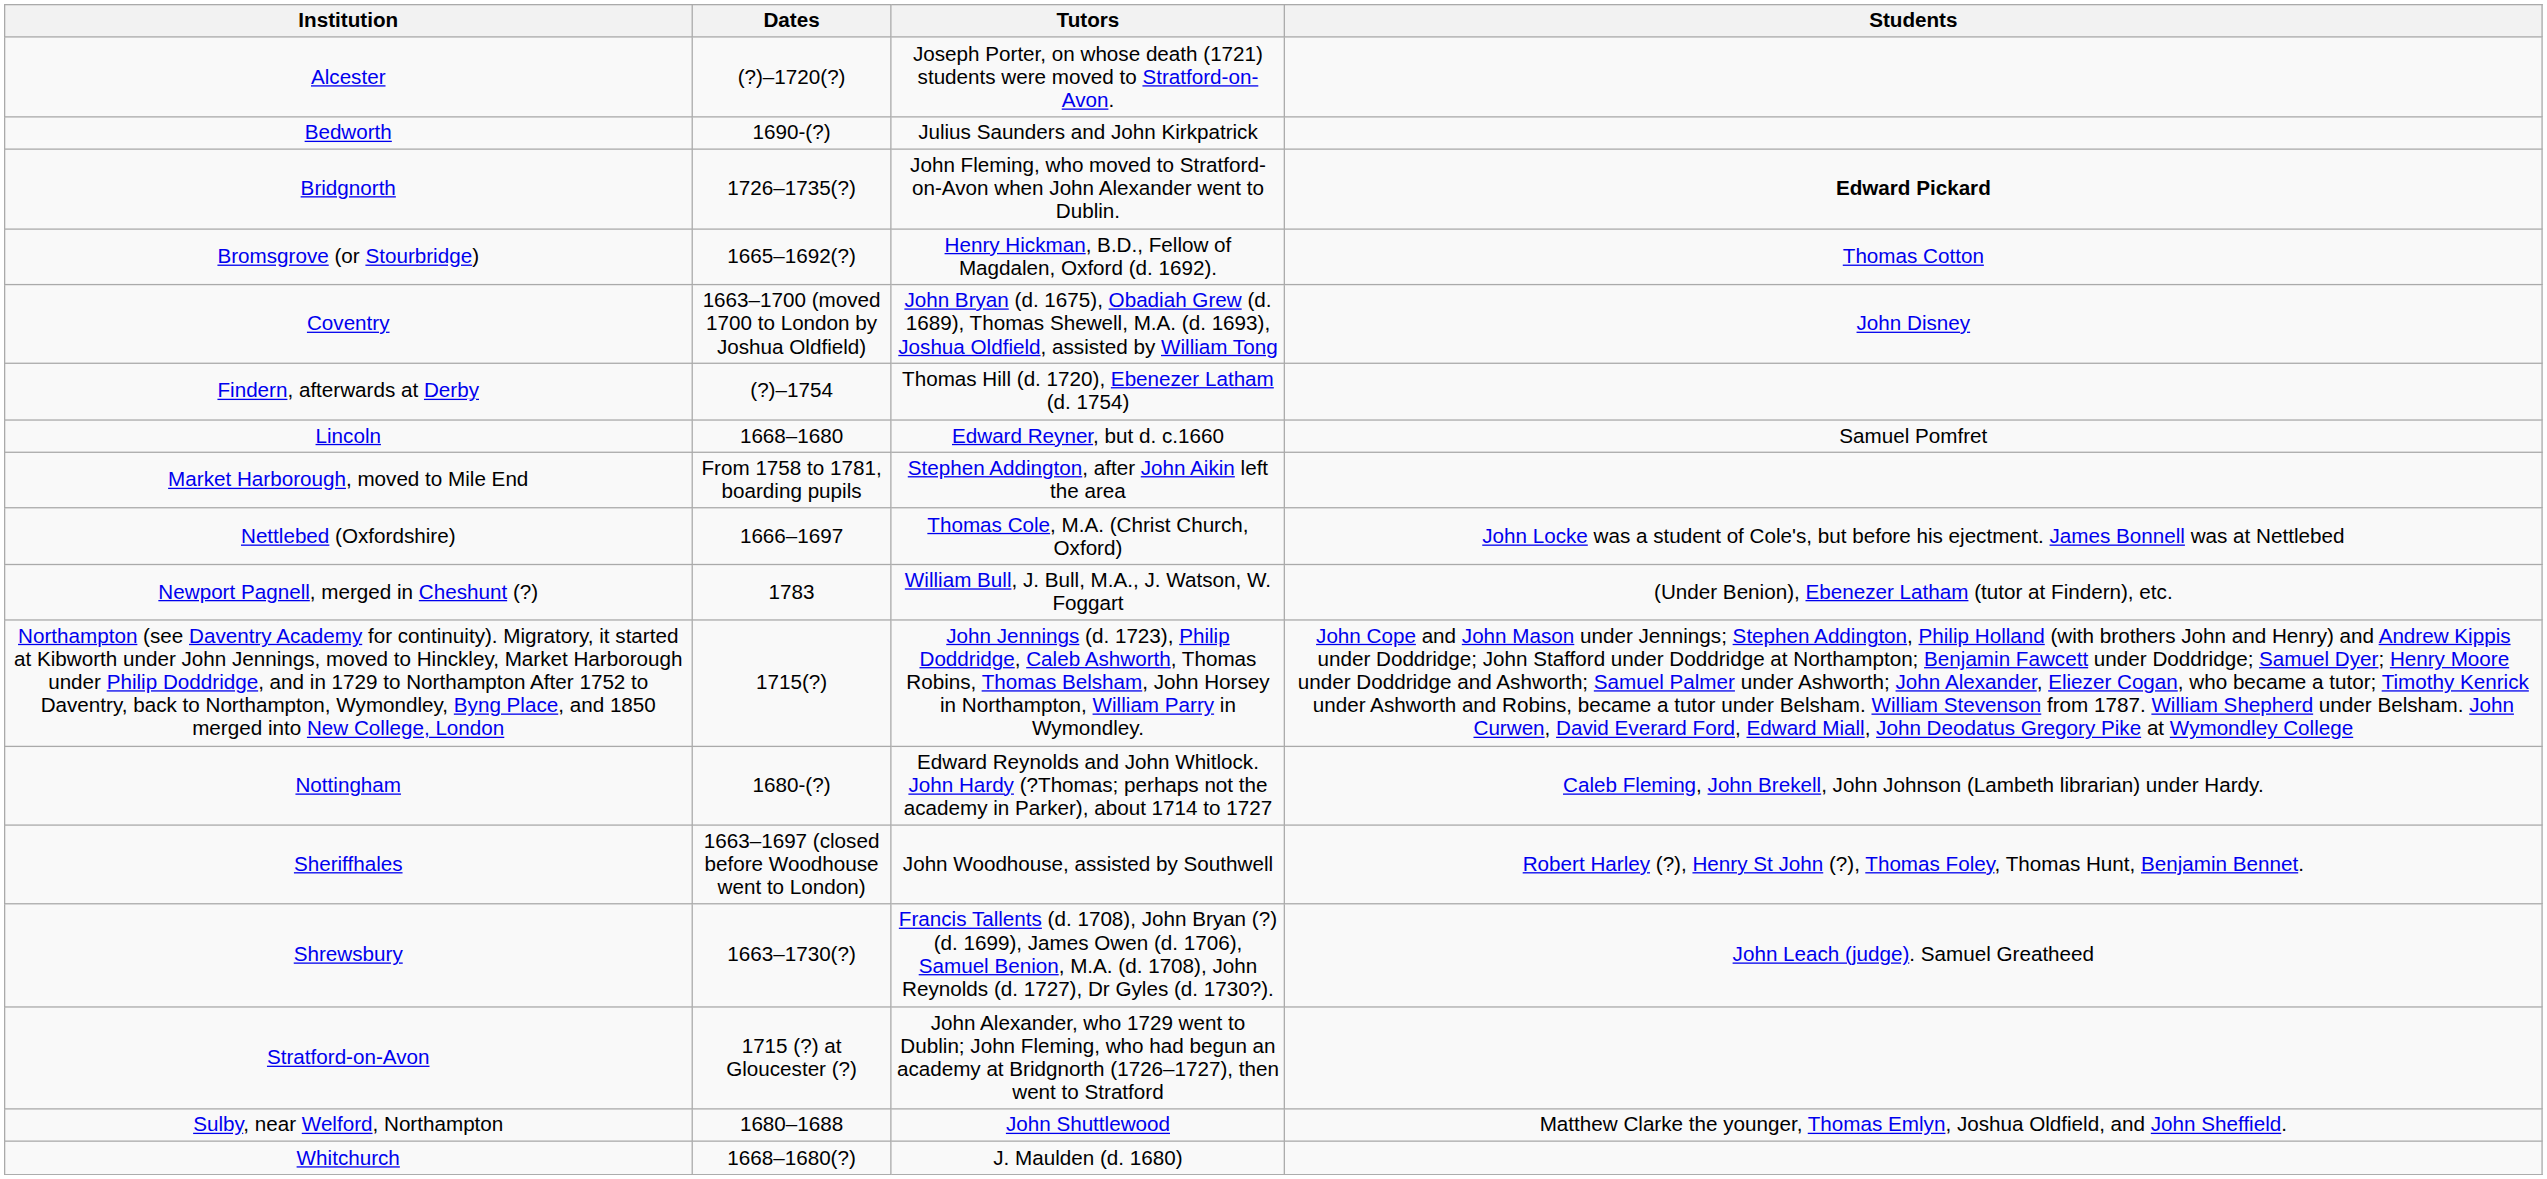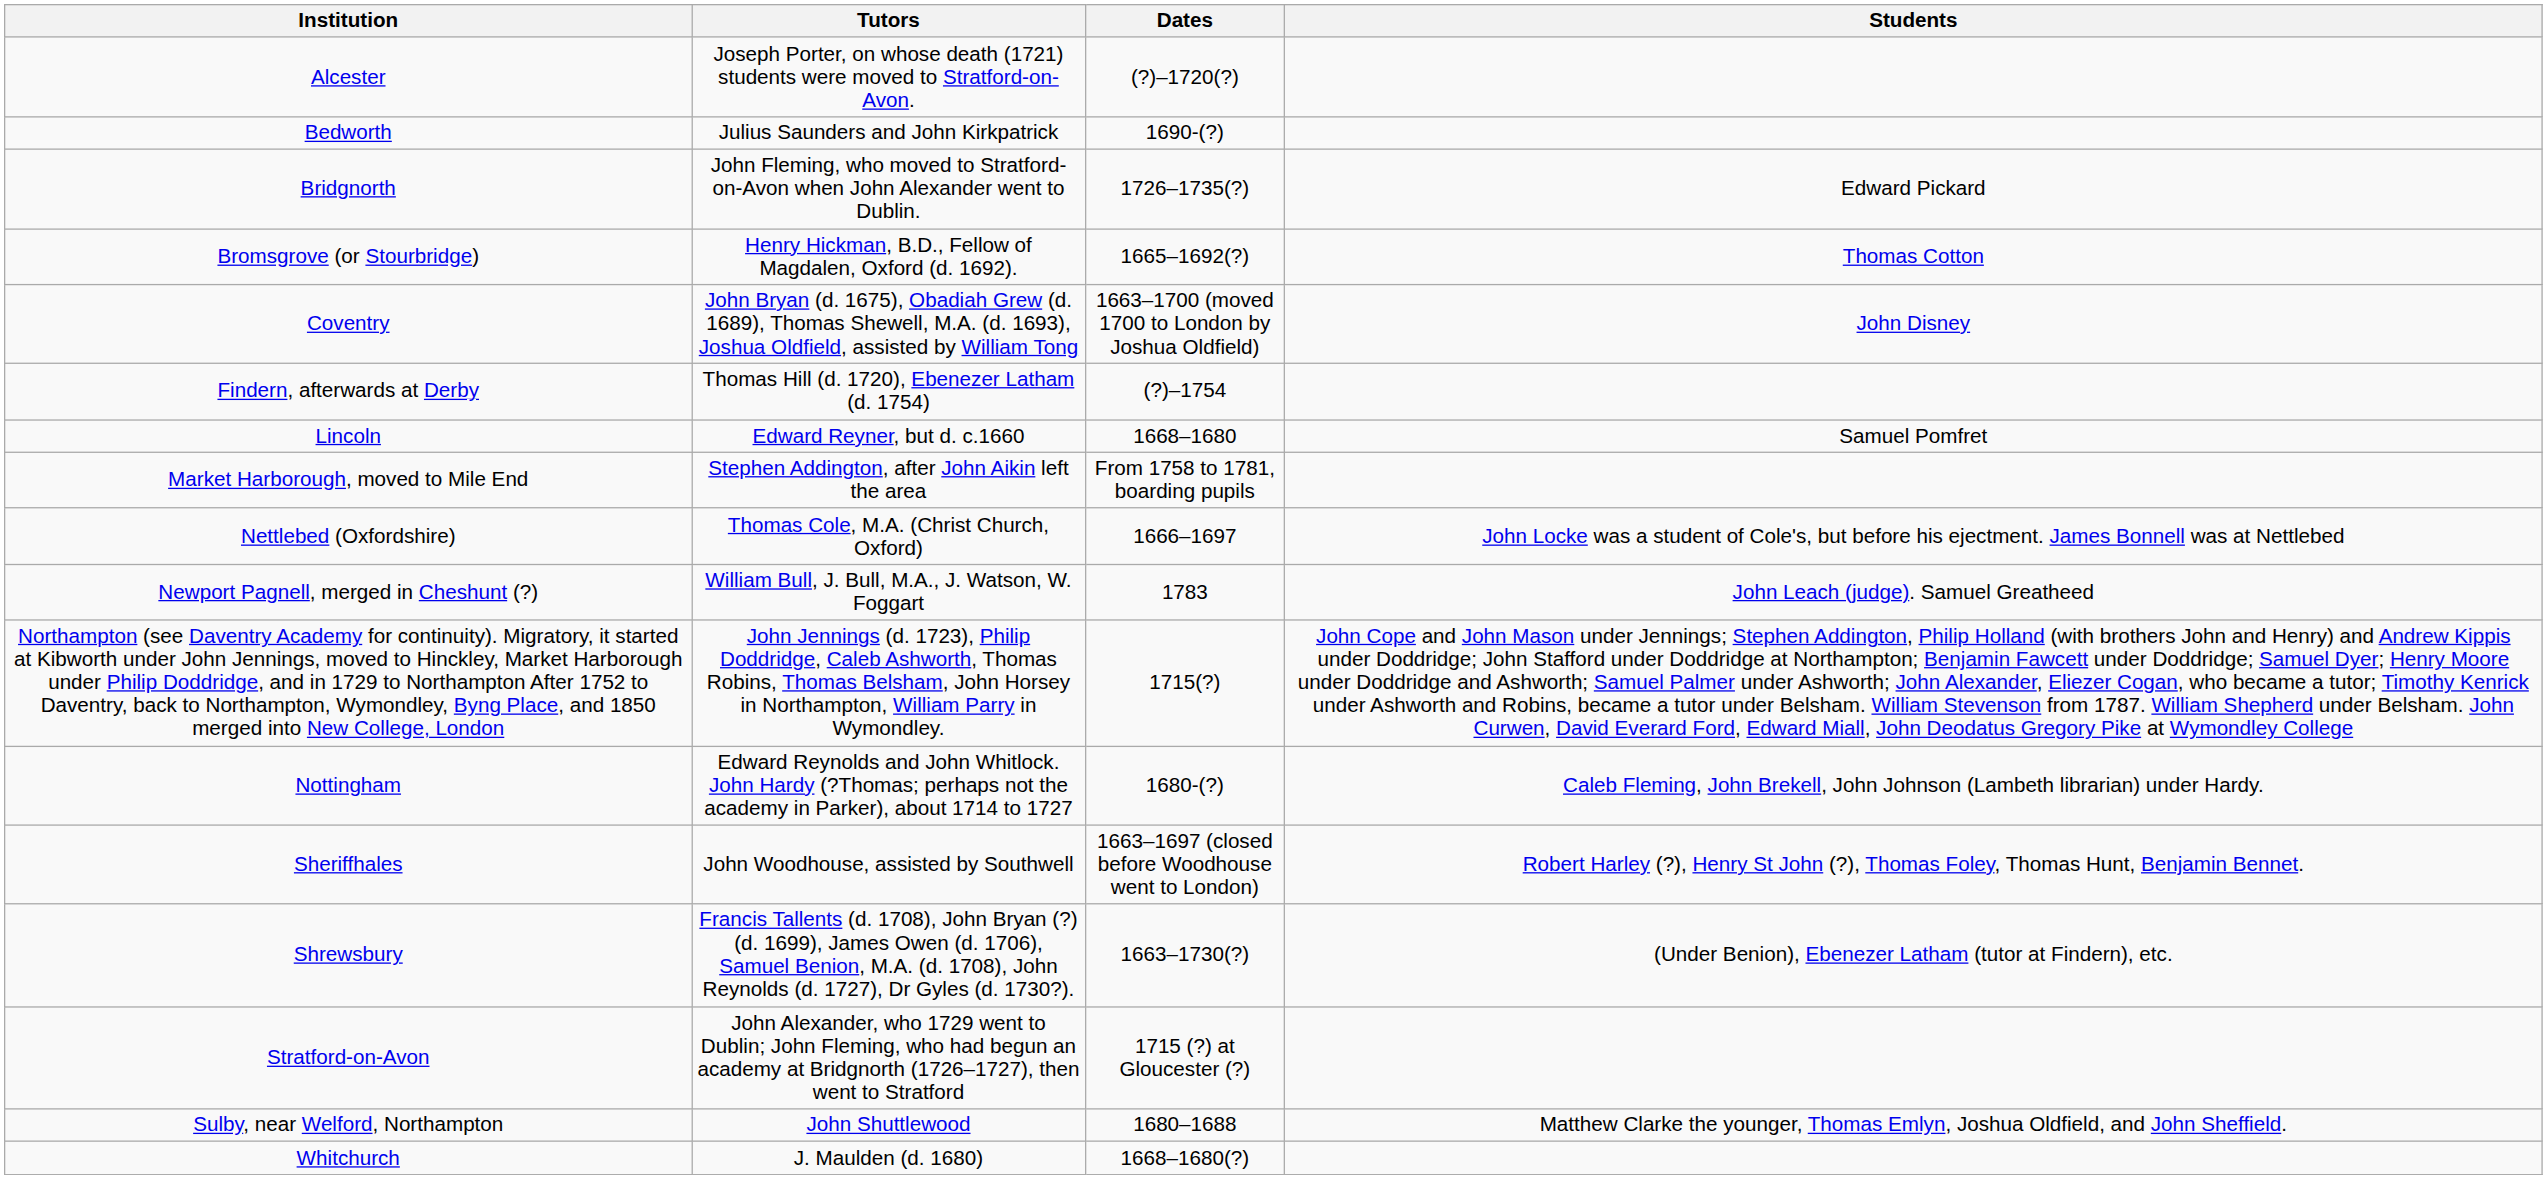columns swapped: (792, 20) <-> (1088, 20)
(1913, 188) bold -> (1913, 188) normal
(1913, 592) (Under Benion), Ebenezer Latham (tutor at Findern), etc. -> (1913, 592) John Leach (judge). Samuel Greatheed
(1913, 955) John Leach (judge). Samuel Greatheed -> (1913, 955) (Under Benion), Ebenezer Latham (tutor at Findern), etc.
